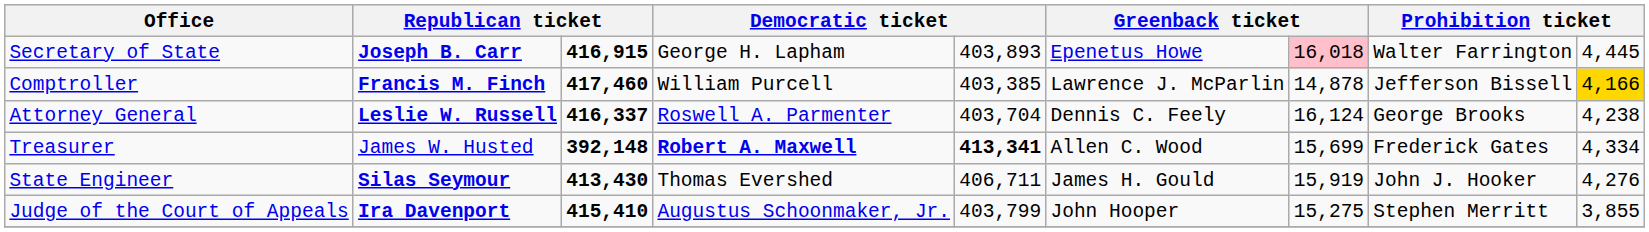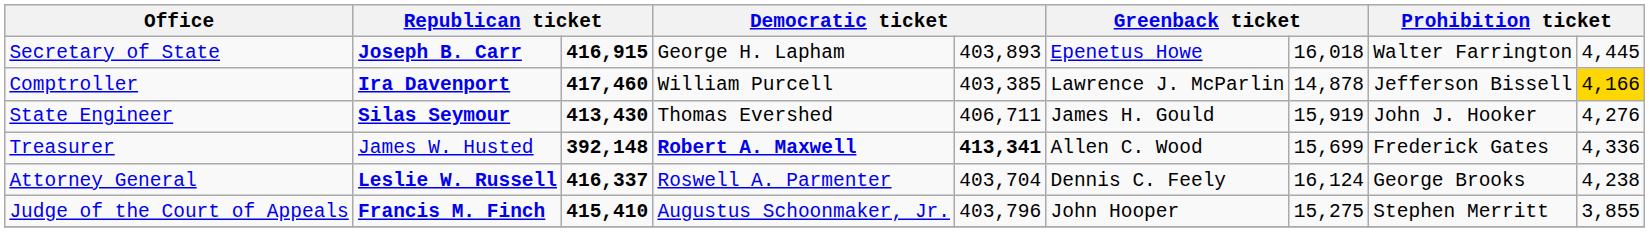(1329, 52) pink background -> (1329, 52) no background
(452, 84) Francis M. Finch -> (434, 84) Ira Davenport
rows swapped: (103, 116) <-> (91, 180)
(1611, 148) 4,334 -> (1611, 148) 4,336
(434, 211) Ira Davenport -> (452, 211) Francis M. Finch
(1000, 211) 403,799 -> (1000, 211) 403,796
